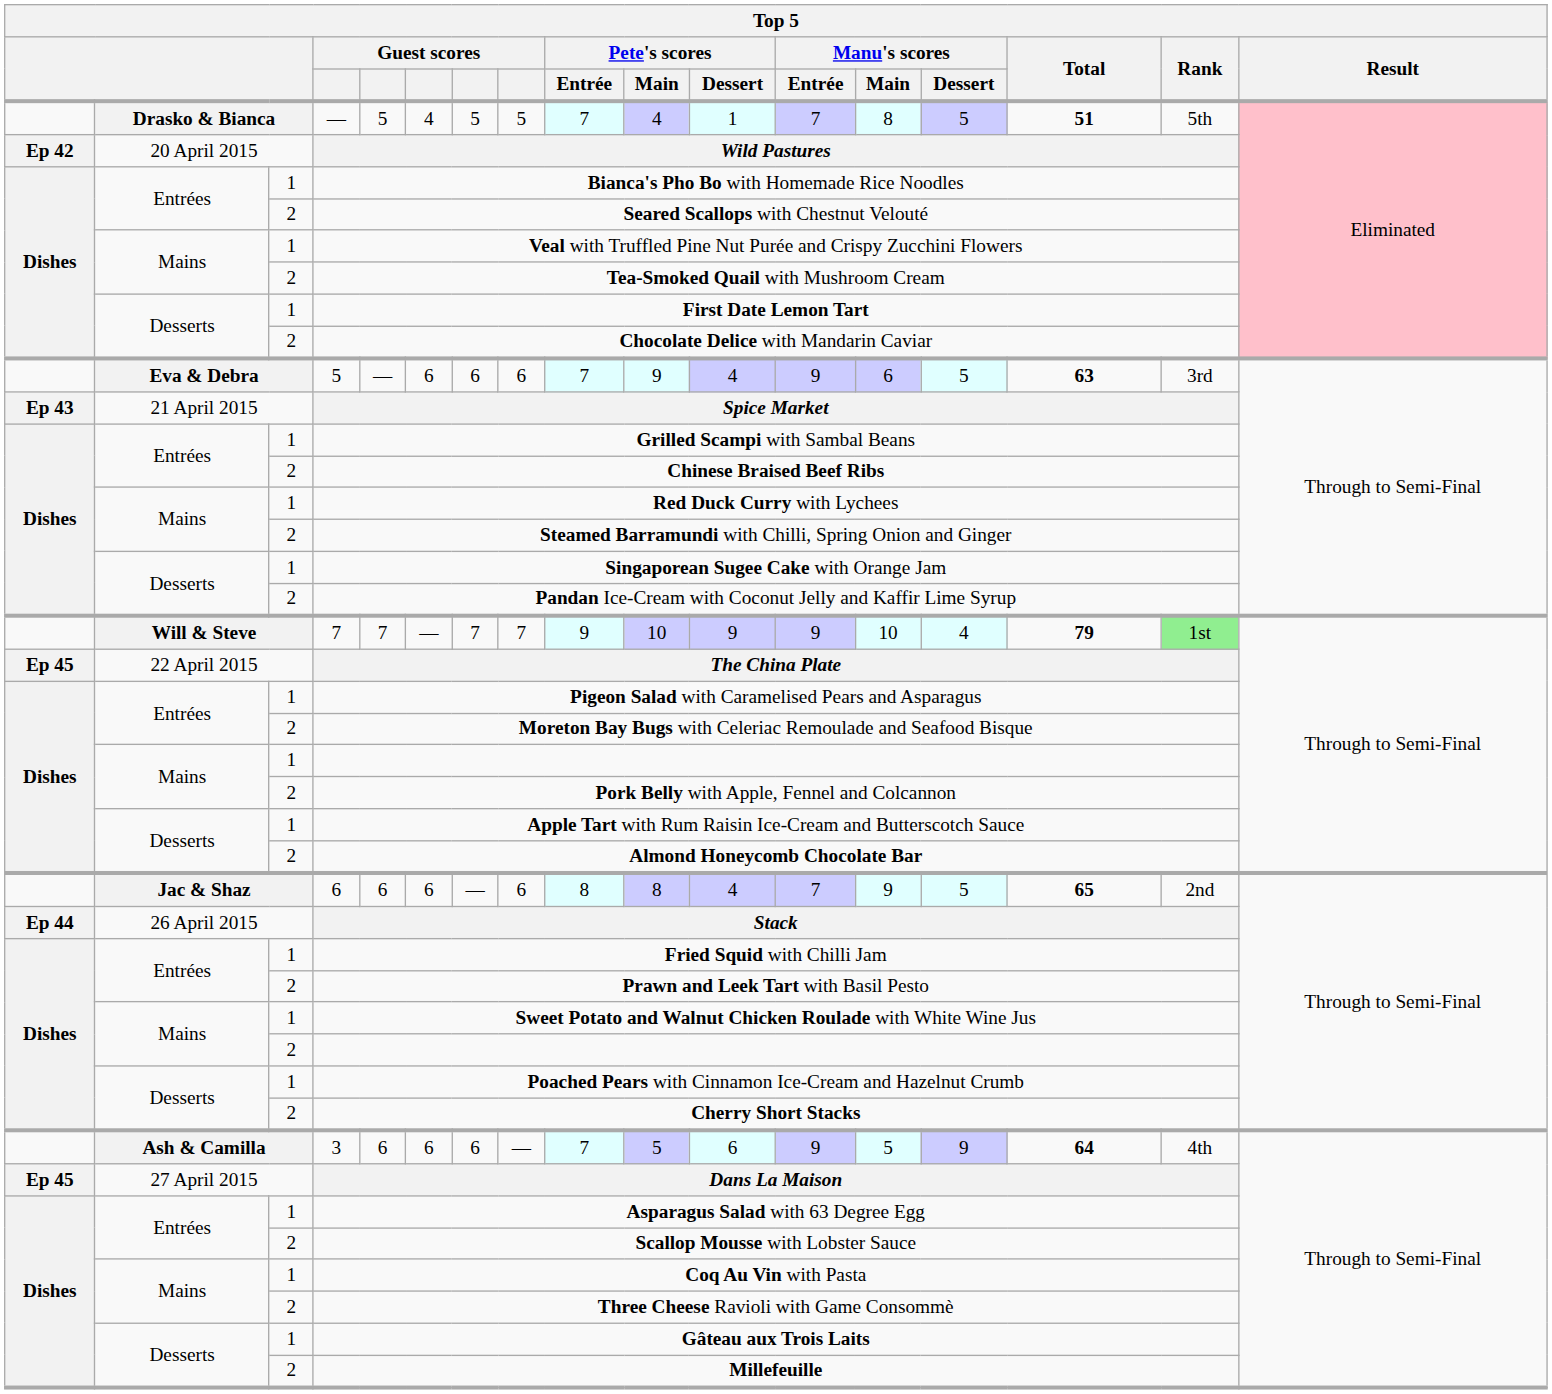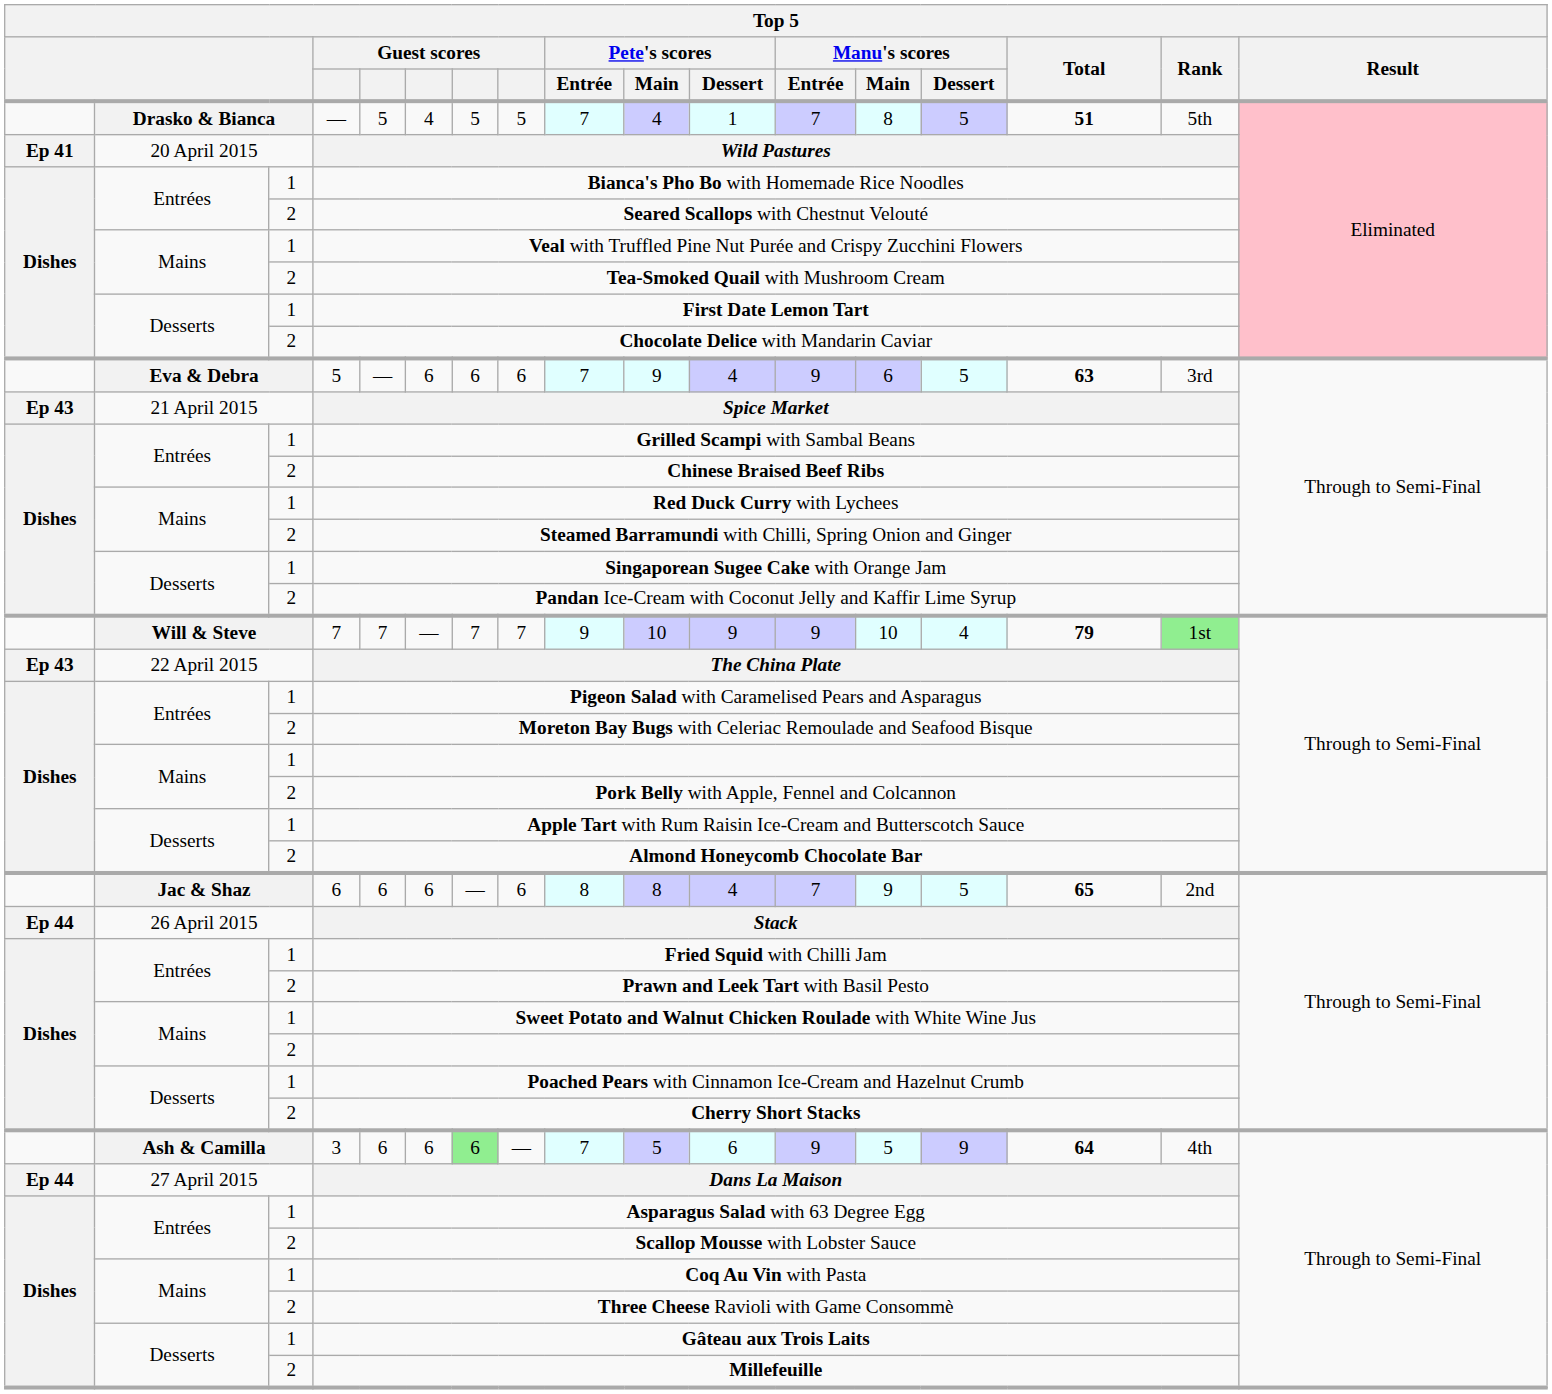(50, 150) Ep 42 -> (50, 150) Ep 41
(50, 665) Ep 45 -> (50, 665) Ep 43
(475, 1148) no background -> (475, 1148) lightgreen background
(50, 1179) Ep 45 -> (50, 1179) Ep 44
